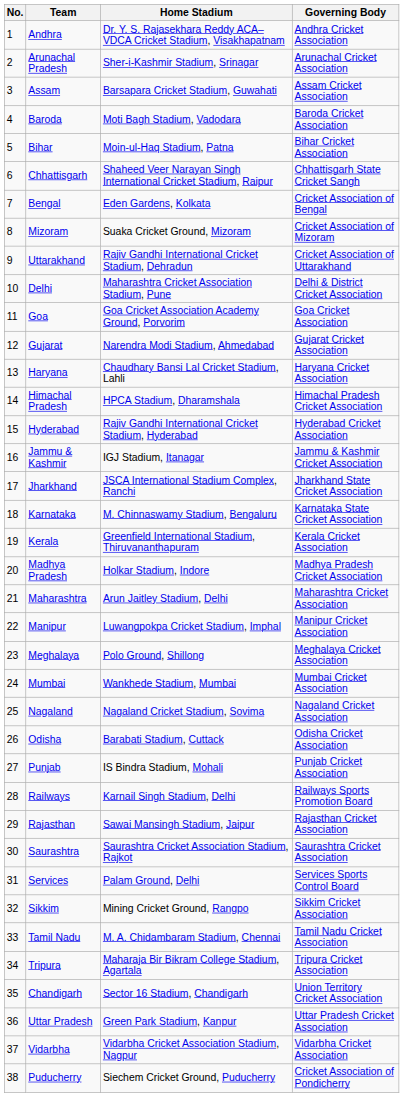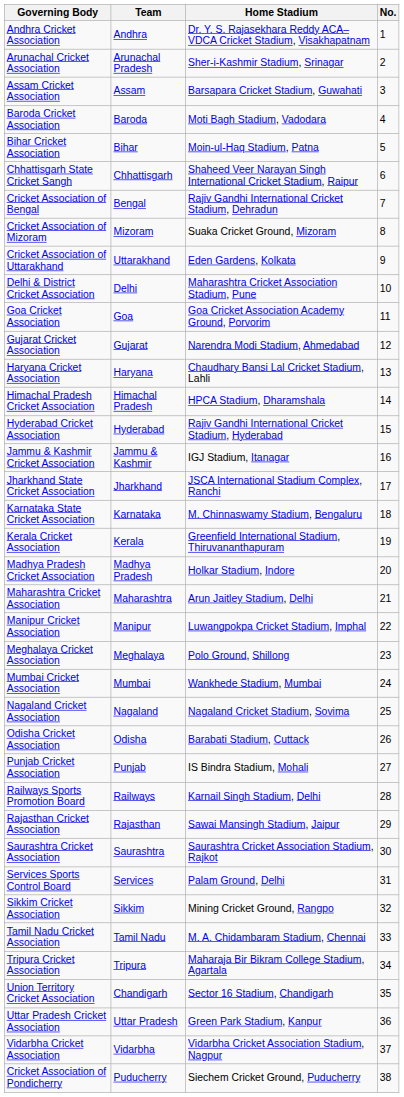columns swapped: (15, 12) <-> (345, 12)
(157, 204) Eden Gardens, Kolkata -> (266, 204) Rajiv Gandhi International Cricket Stadium, Dehradun
(180, 260) Rajiv Gandhi International Cricket Stadium, Dehradun -> (242, 260) Eden Gardens, Kolkata
